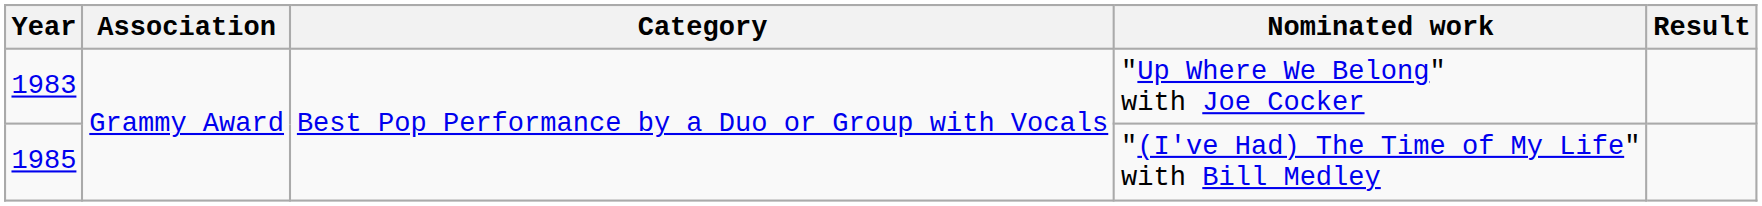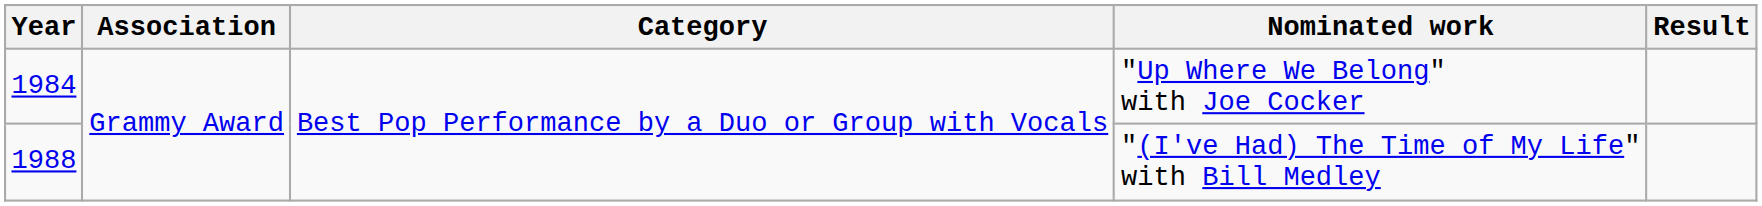(44, 87) 1983 -> (44, 87) 1984
(44, 162) 1985 -> (44, 162) 1988
